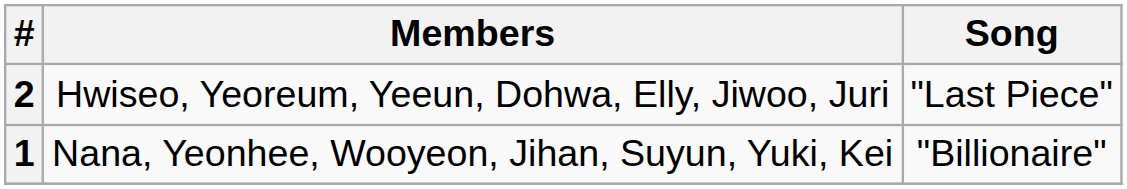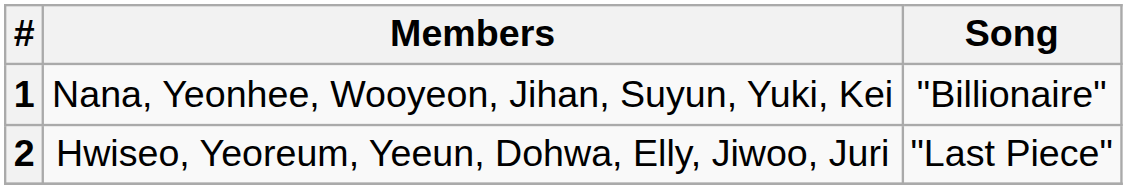rows swapped: (24, 153) <-> (24, 93)
